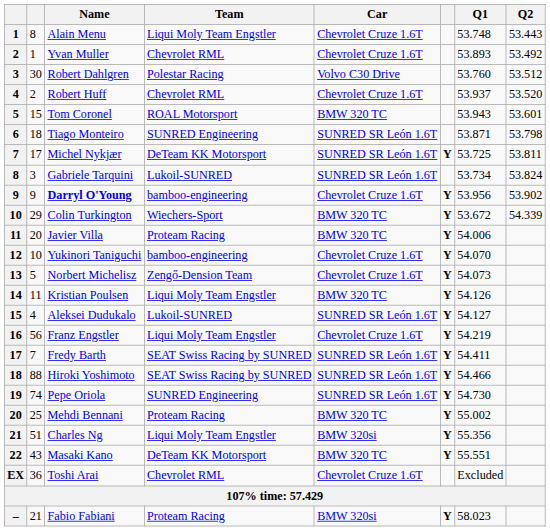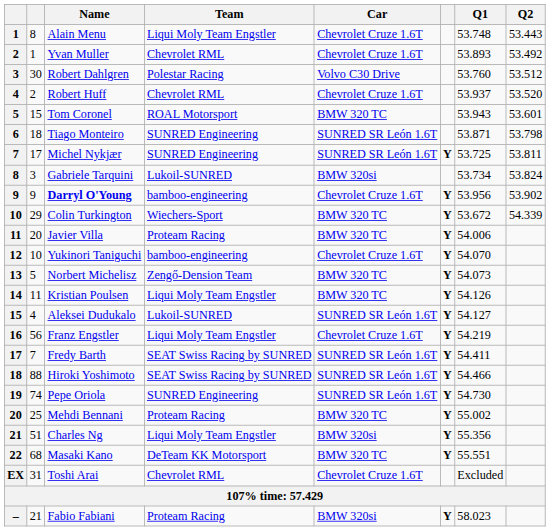(207, 155) DeTeam KK Motorsport -> (202, 155) SUNRED Engineering
(377, 175) SUNRED SR León 1.6T -> (347, 175) BMW 320si
(370, 275) Chevrolet Cruze 1.6T -> (352, 275) BMW 320 TC
(36, 455) 43 -> (36, 455) 68
(36, 475) 36 -> (36, 475) 31
